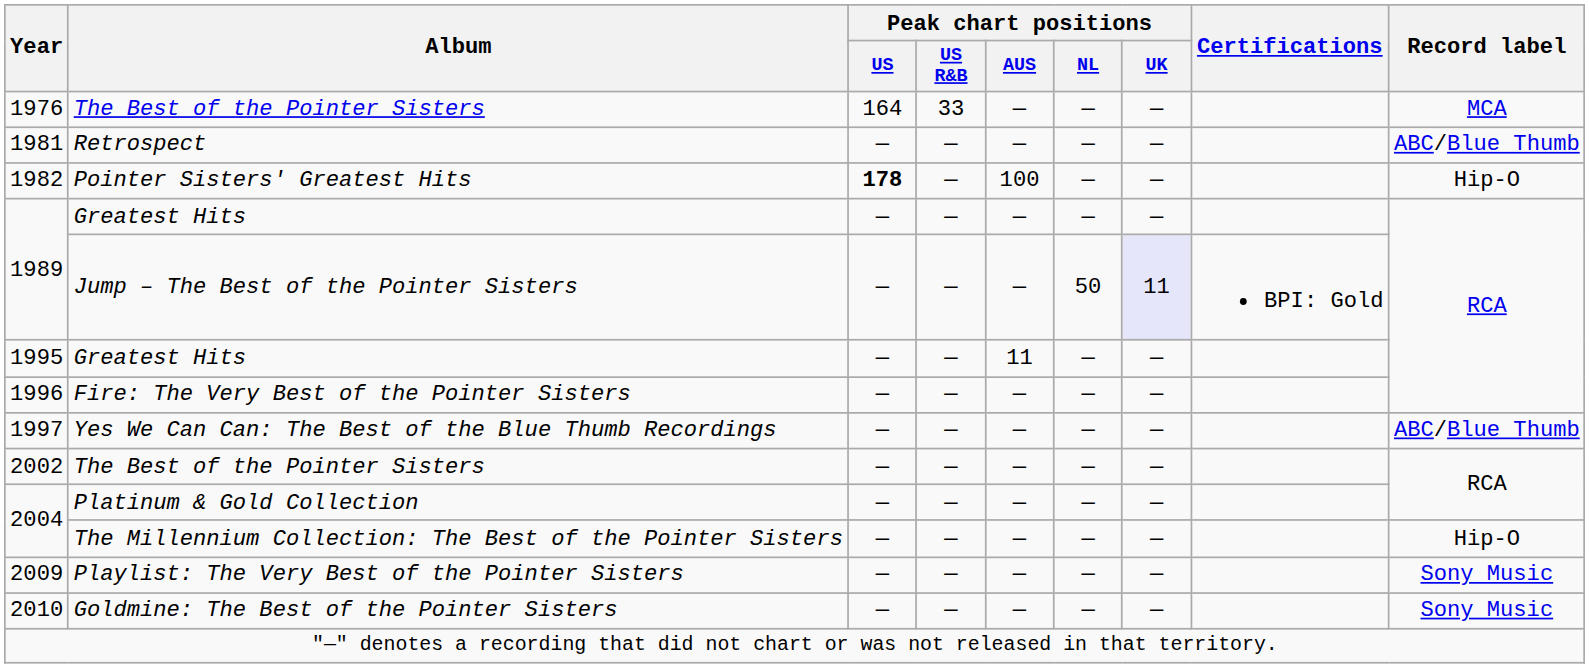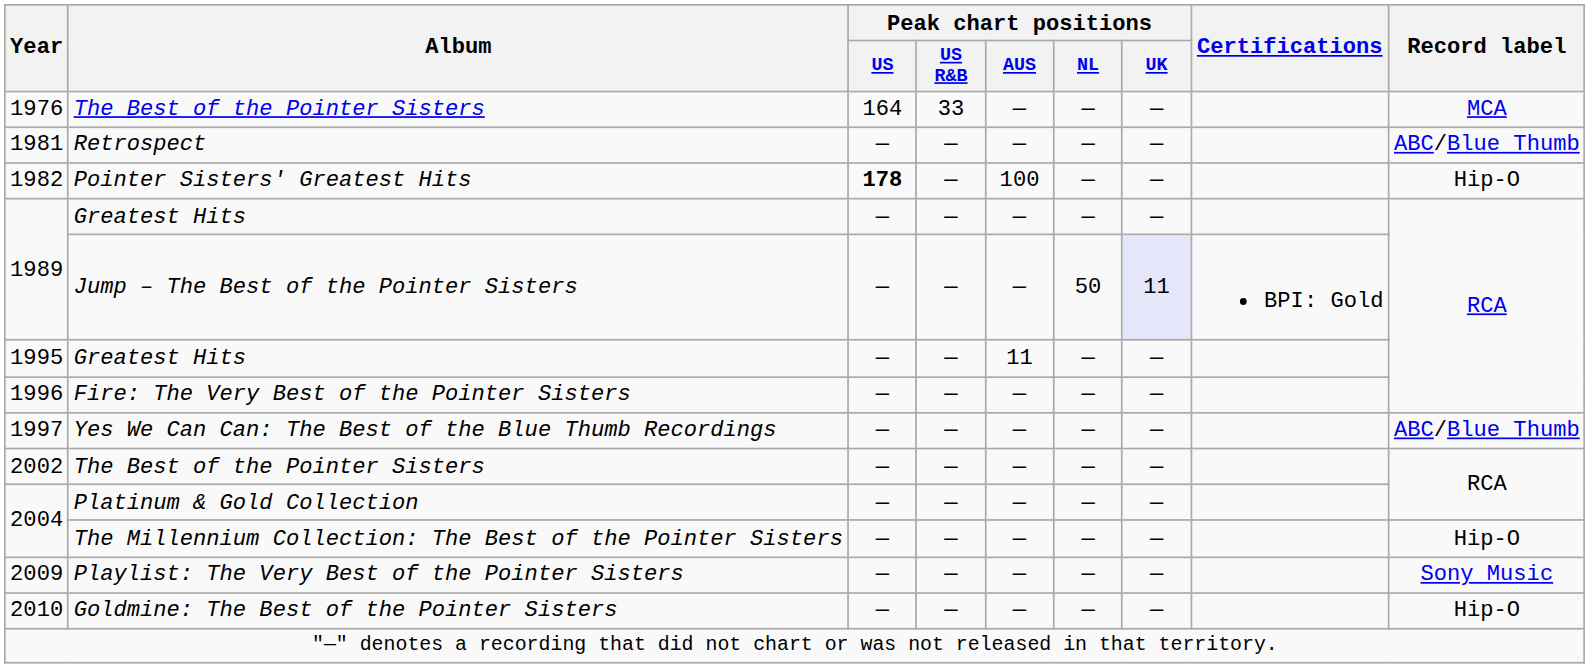(1487, 611) Sony Music -> (1487, 611) Hip-O
